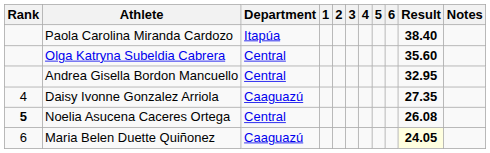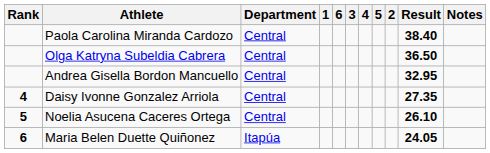columns swapped: (339, 14) <-> (392, 14)
(262, 35) Itapúa -> (265, 35) Central
(421, 55) 35.60 -> (421, 55) 36.50
(23, 96) normal -> (23, 96) bold
(274, 96) Caaguazú -> (265, 96) Central
(421, 117) 26.08 -> (421, 117) 26.10
(23, 138) normal -> (23, 138) bold
(274, 138) Caaguazú -> (262, 138) Itapúa
(421, 138) lightyellow background -> (421, 138) no background
